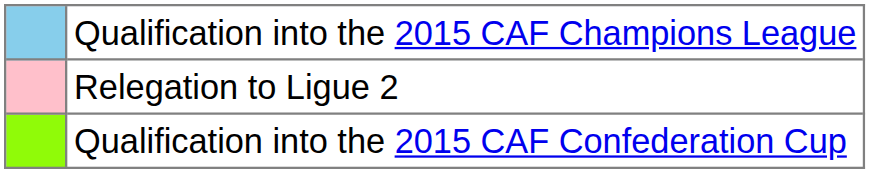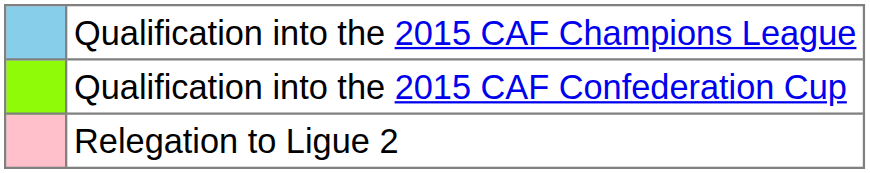rows swapped: (460, 141) <-> (236, 86)
